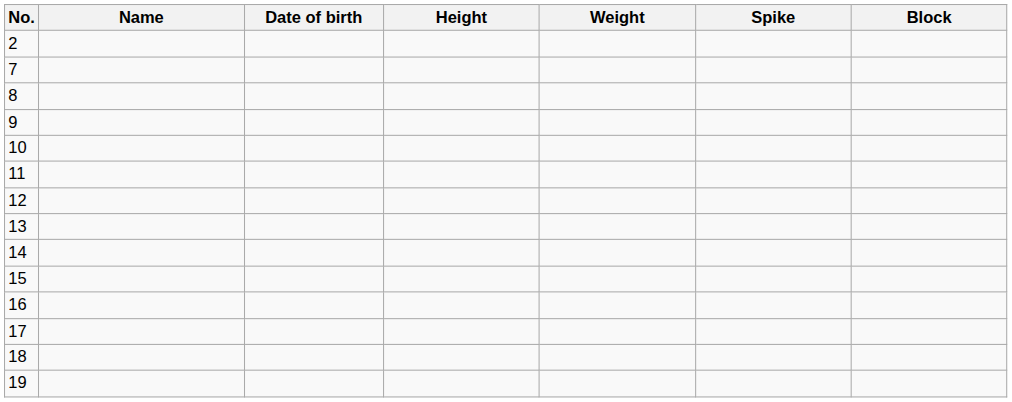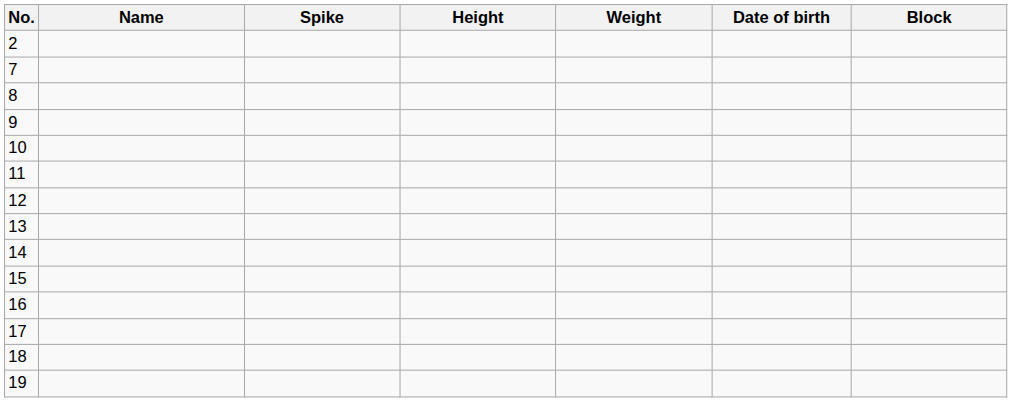columns swapped: (314, 17) <-> (773, 17)
